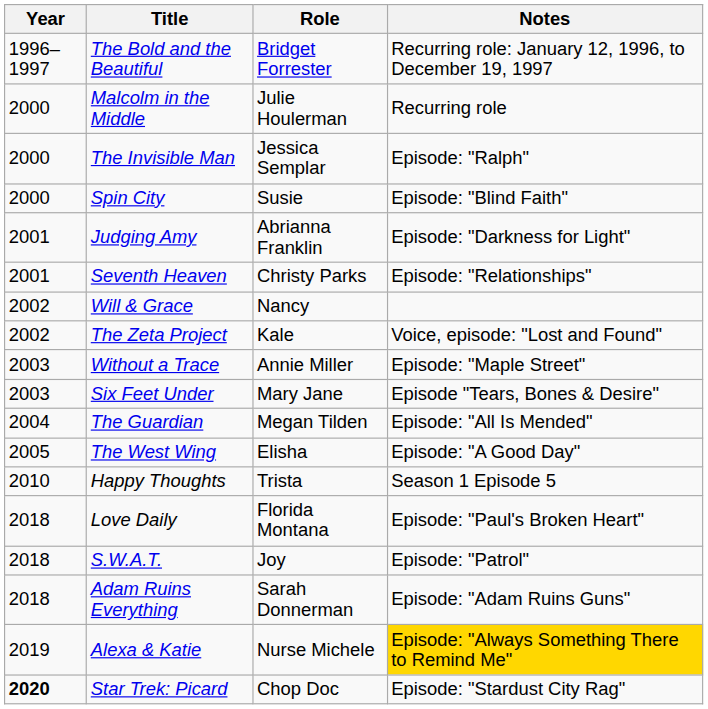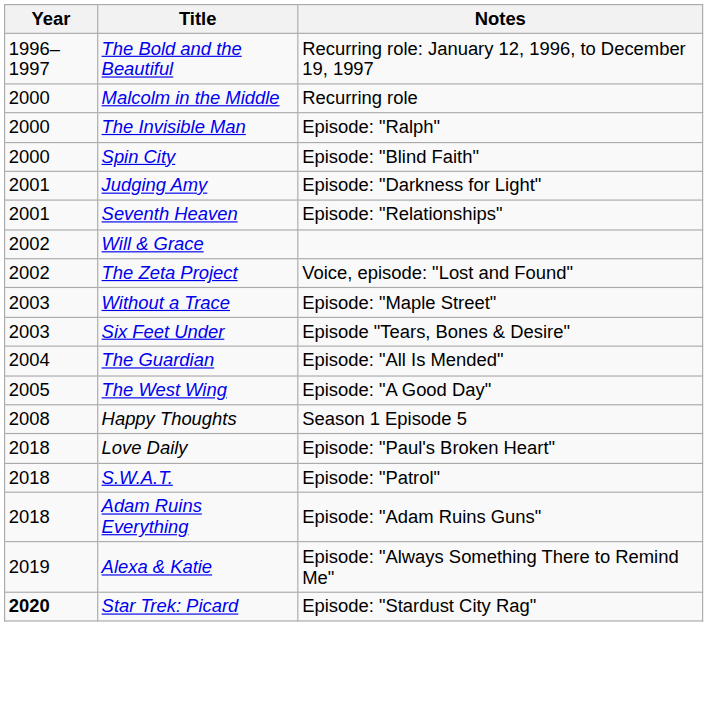- column: (320, 19)
(29, 481) 2010 -> (29, 419) 2008
(535, 649) gold background -> (490, 566) no background
